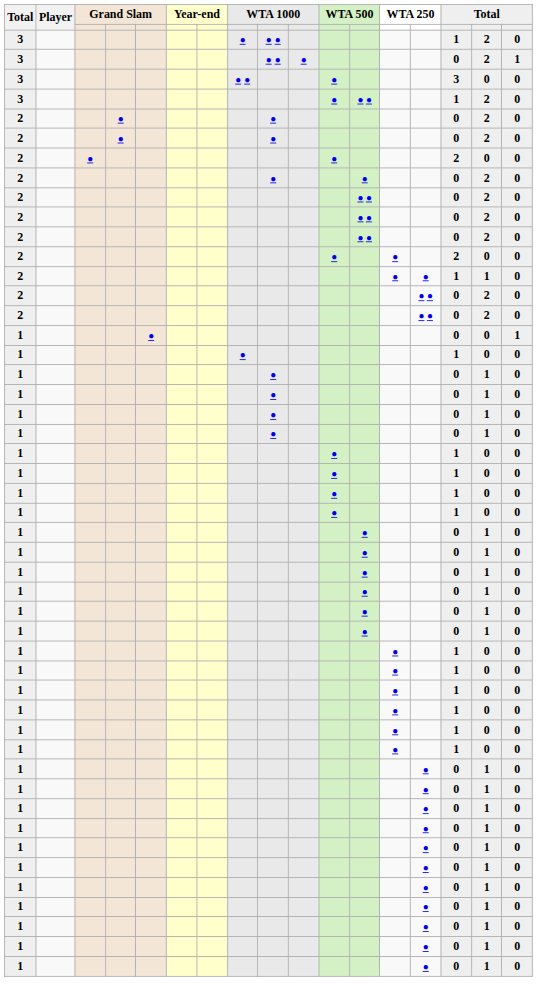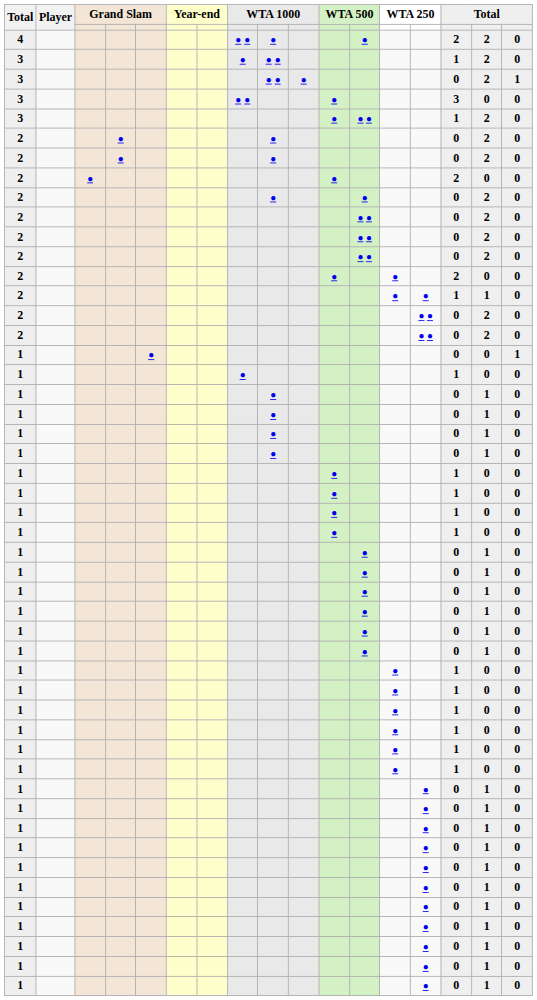+ row: (20, 40)
